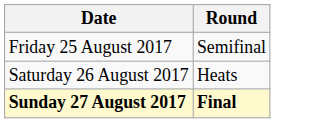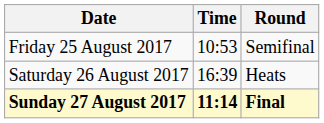+ column: (217, 18)
